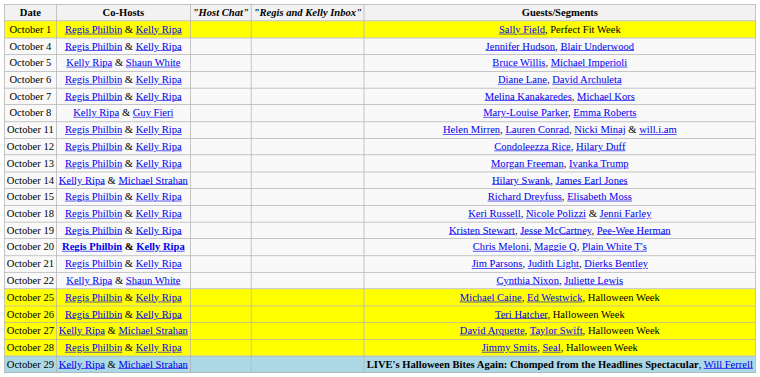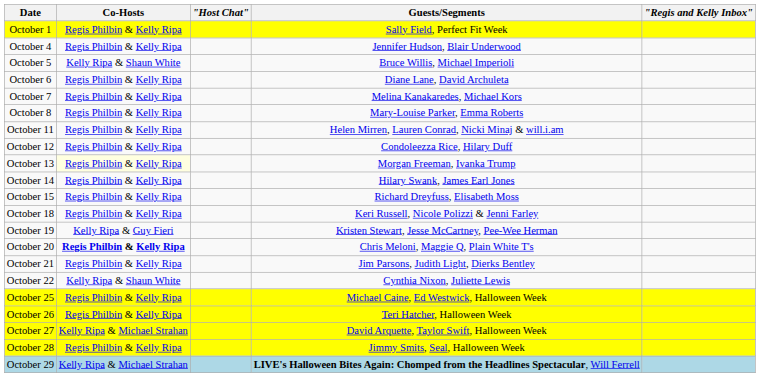columns swapped: (560, 12) <-> (308, 12)
(123, 113) Kelly Ripa & Guy Fieri -> (123, 113) Regis Philbin & Kelly Ripa
(123, 163) no background -> (123, 163) lightyellow background
(123, 180) Kelly Ripa & Michael Strahan -> (123, 180) Regis Philbin & Kelly Ripa
(123, 230) Regis Philbin & Kelly Ripa -> (123, 230) Kelly Ripa & Guy Fieri
